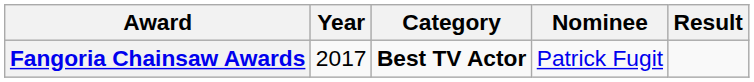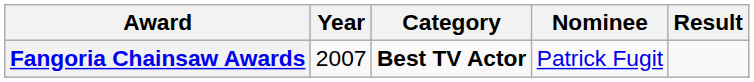(341, 58) 2017 -> (341, 58) 2007
